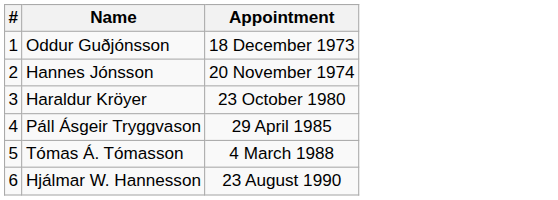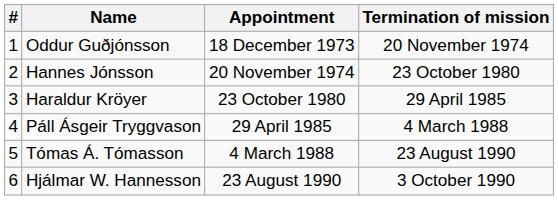+ column: (456, 18)
